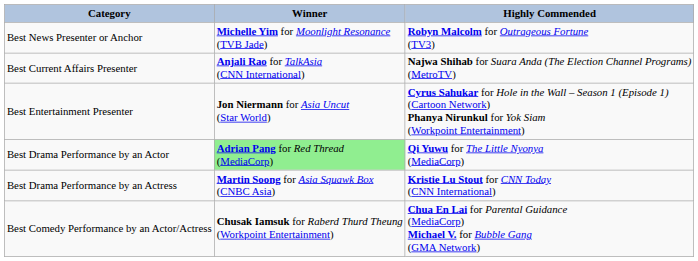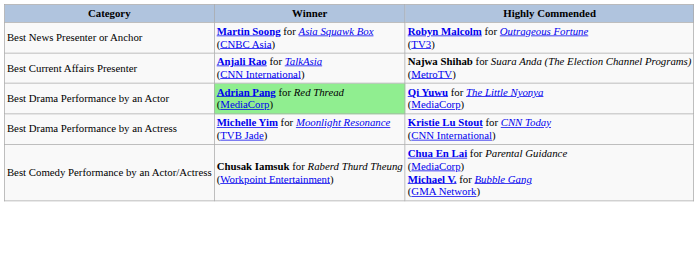(304, 37) Michelle Yim for Moonlight Resonance (TVB Jade) -> (295, 37) Martin Soong for Asia Squawk Box (CNBC Asia)
- row: (70, 111)
(295, 185) Martin Soong for Asia Squawk Box (CNBC Asia) -> (304, 129) Michelle Yim for Moonlight Resonance (TVB Jade)
